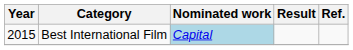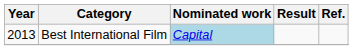(21, 34) 2015 -> (21, 34) 2013
